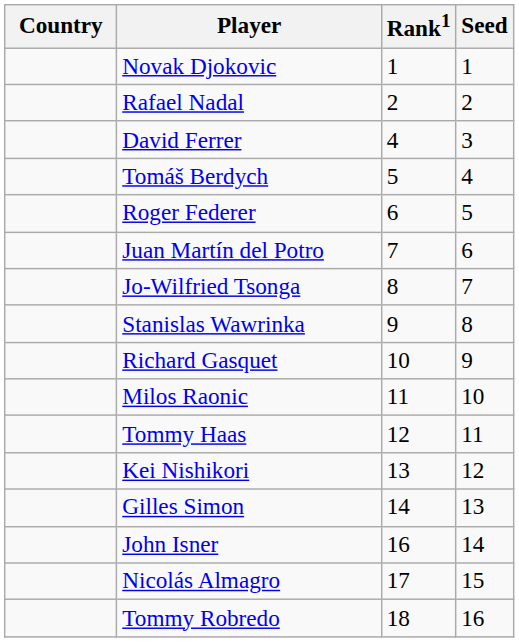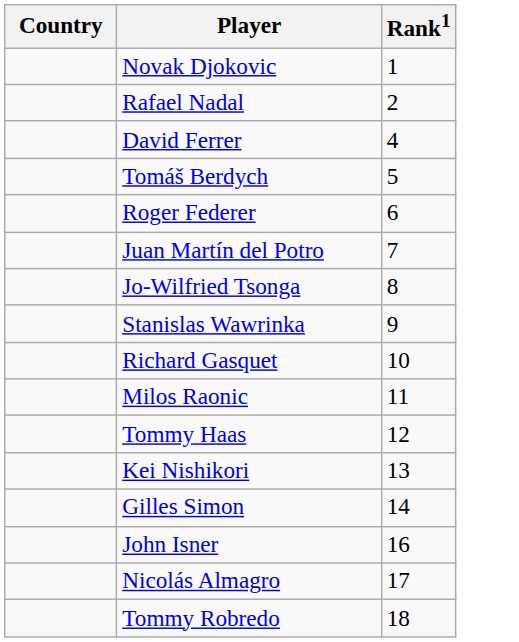- column: (484, 26)
